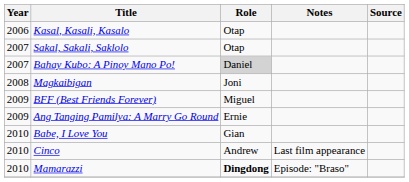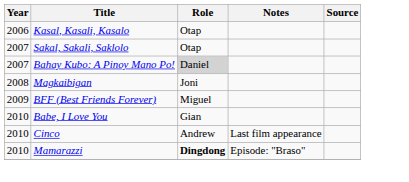- row: (126, 116)
